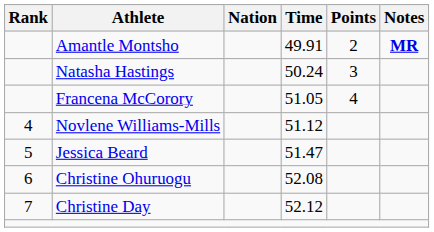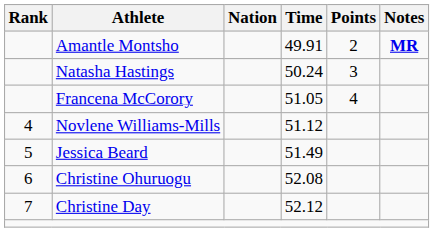(304, 152) 51.47 -> (304, 152) 51.49
